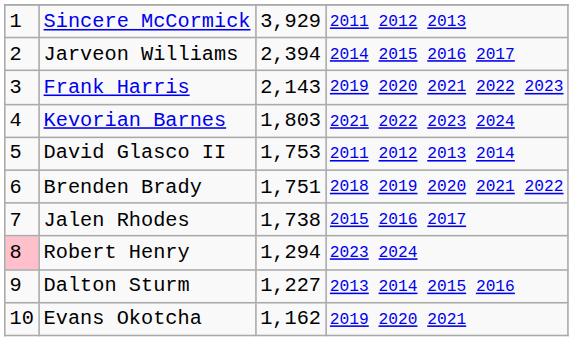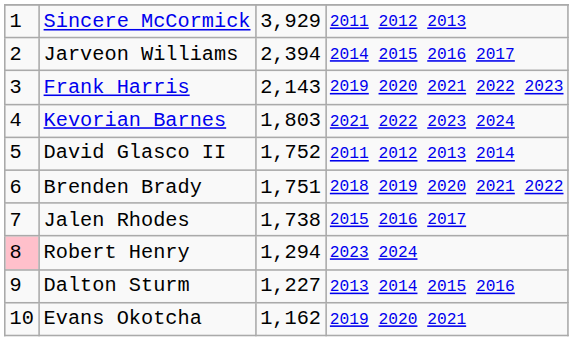(291, 154) 1,753 -> (291, 154) 1,752
